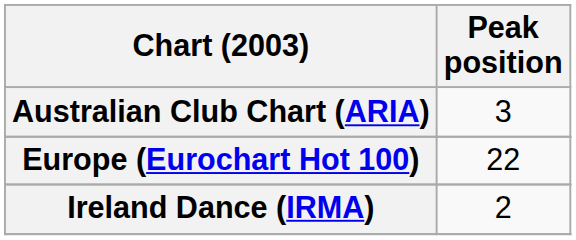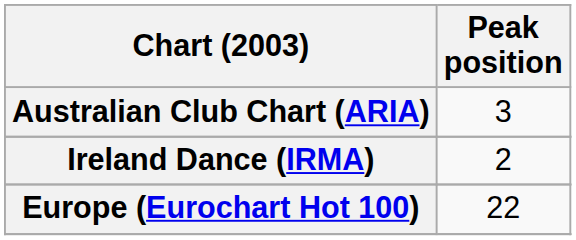rows swapped: (221, 160) <-> (221, 208)
